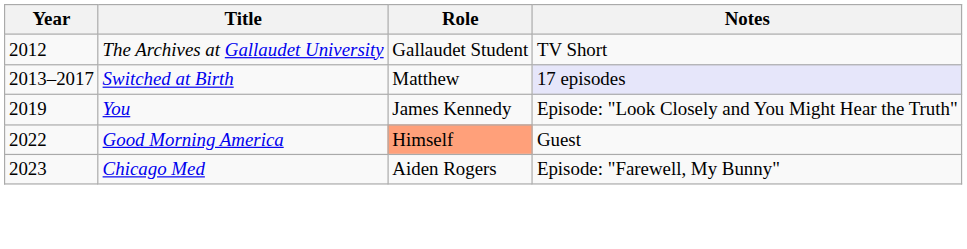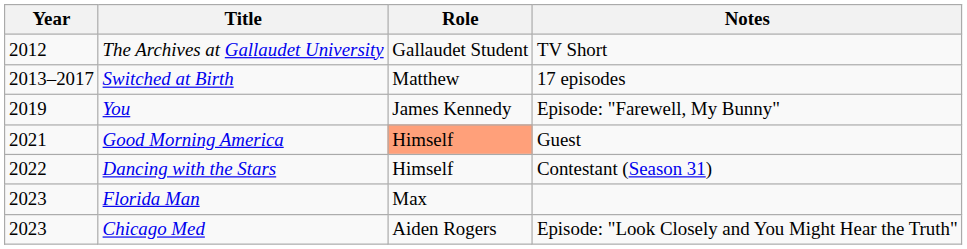(581, 79) lavender background -> (581, 79) no background
(747, 109) Episode: "Look Closely and You Might Hear the Truth" -> (658, 109) Episode: "Farewell, My Bunny"
(28, 139) 2022 -> (28, 139) 2021
+ row: (189, 169)
+ row: (151, 199)
(658, 169) Episode: "Farewell, My Bunny" -> (747, 229) Episode: "Look Closely and You Might Hear the Truth"
